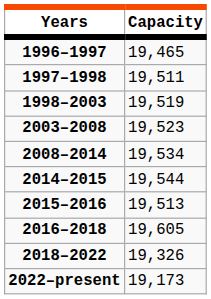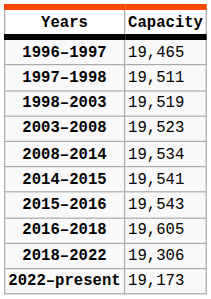(156, 179) 19,544 -> (156, 179) 19,541
(156, 205) 19,513 -> (156, 205) 19,543
(156, 256) 19,326 -> (156, 256) 19,306
